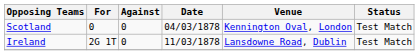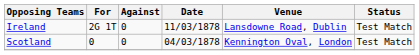rows swapped: (29, 27) <-> (26, 42)
